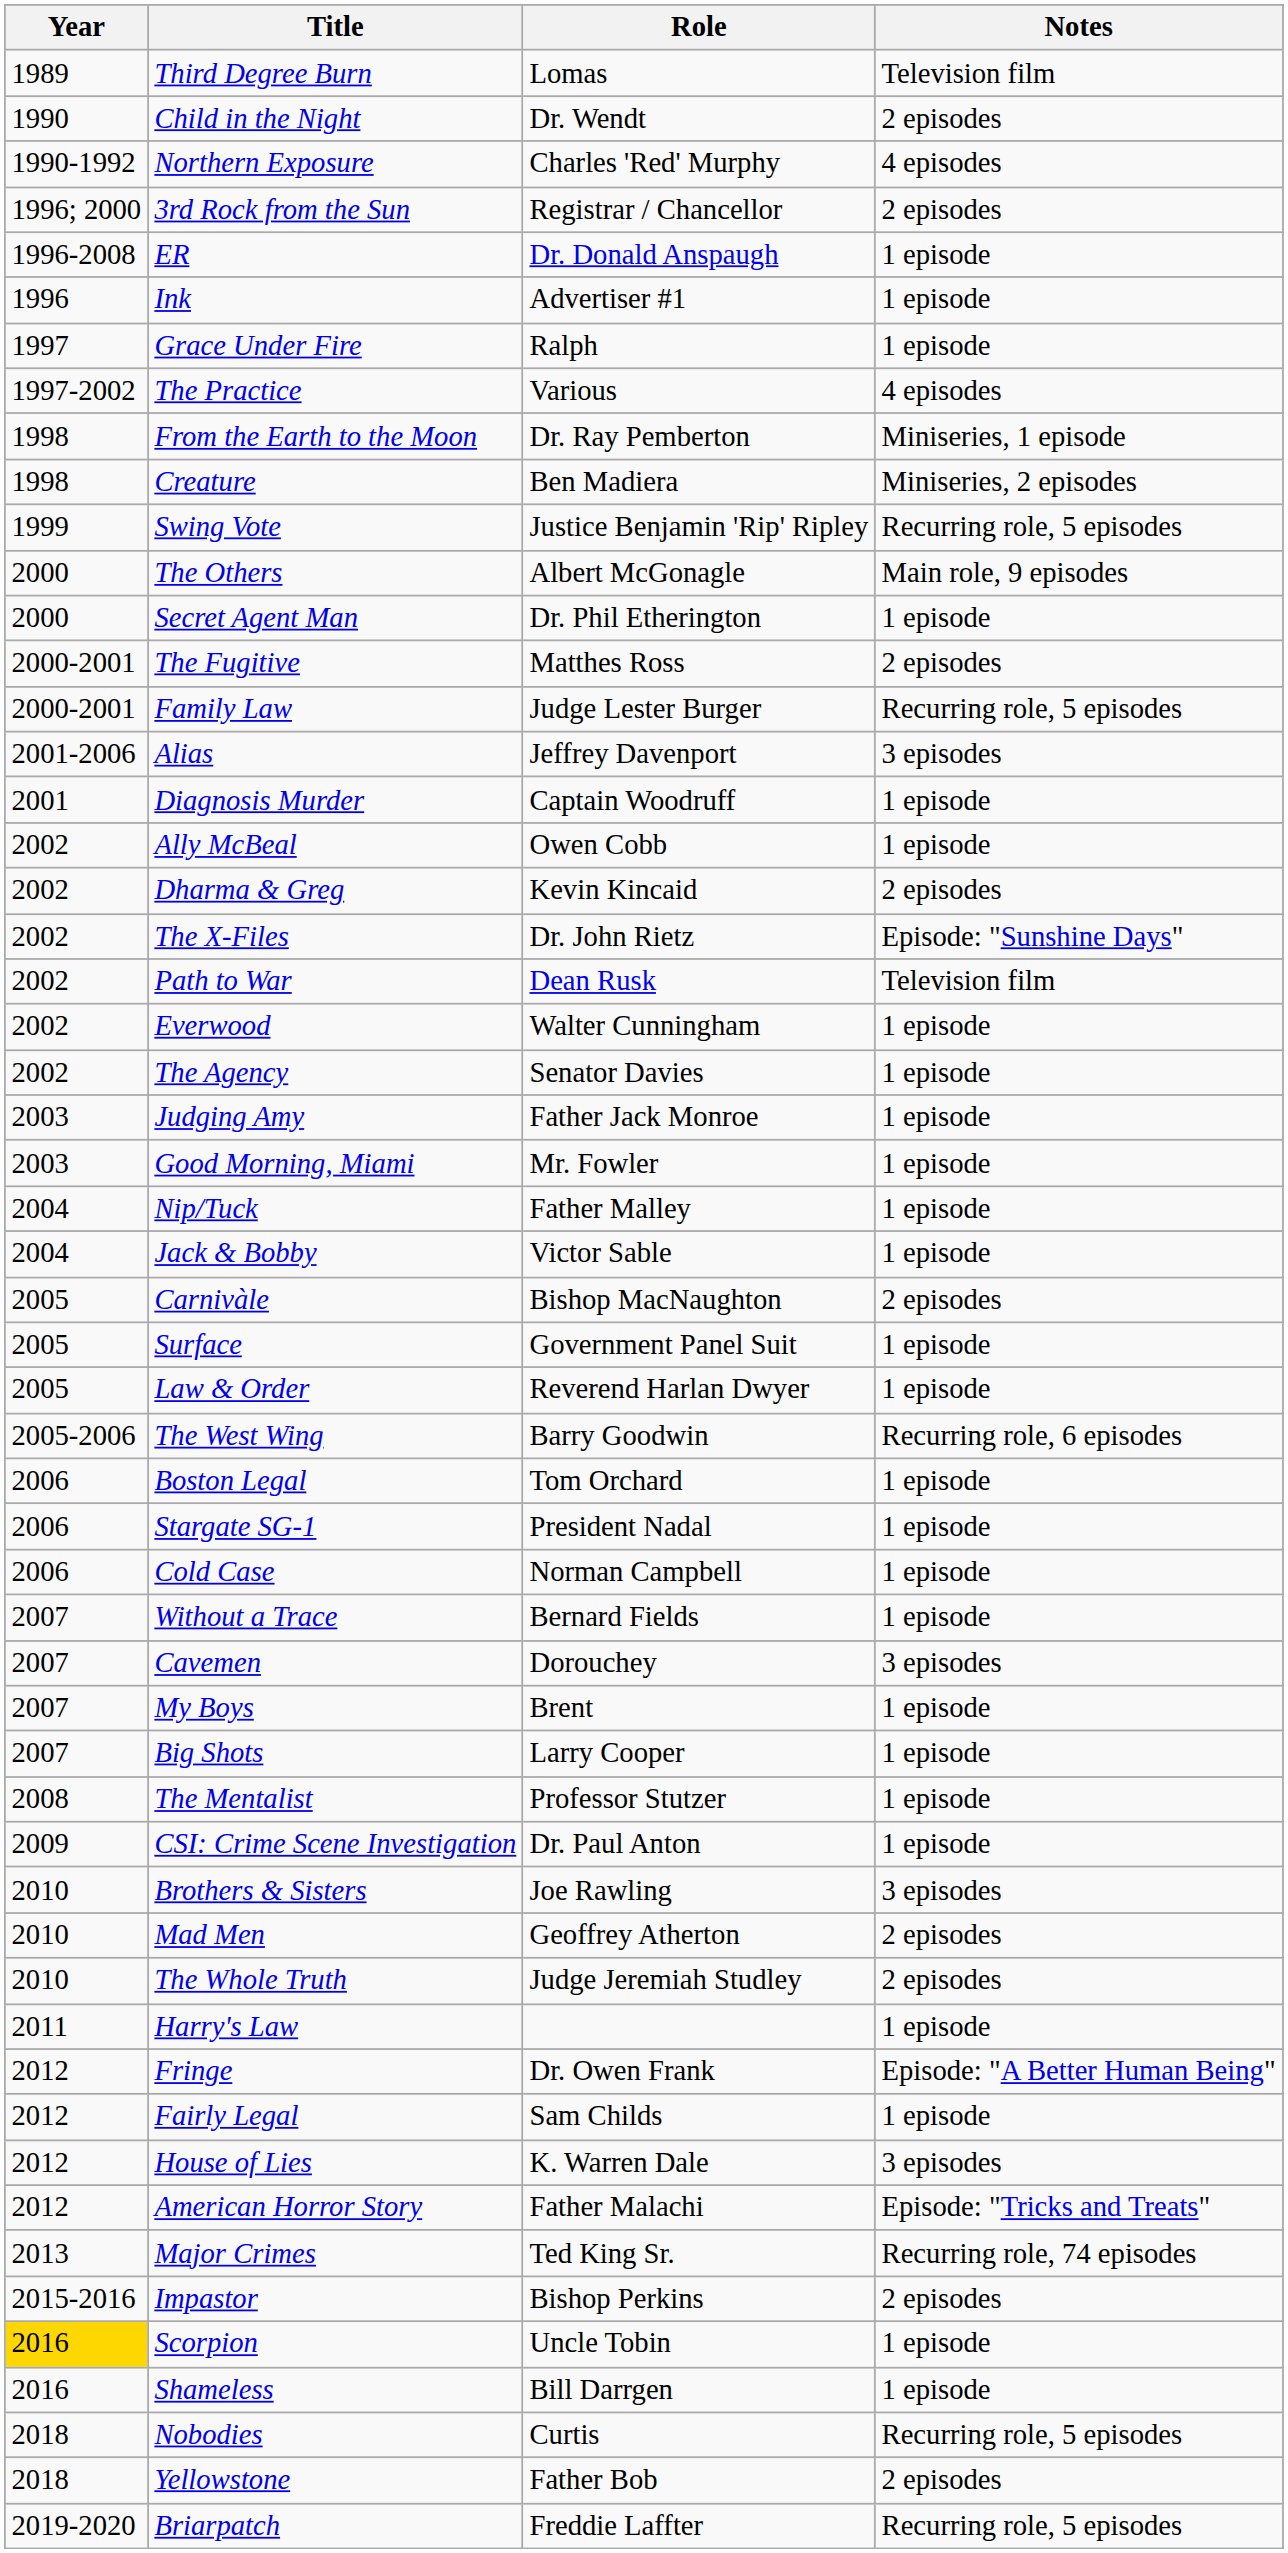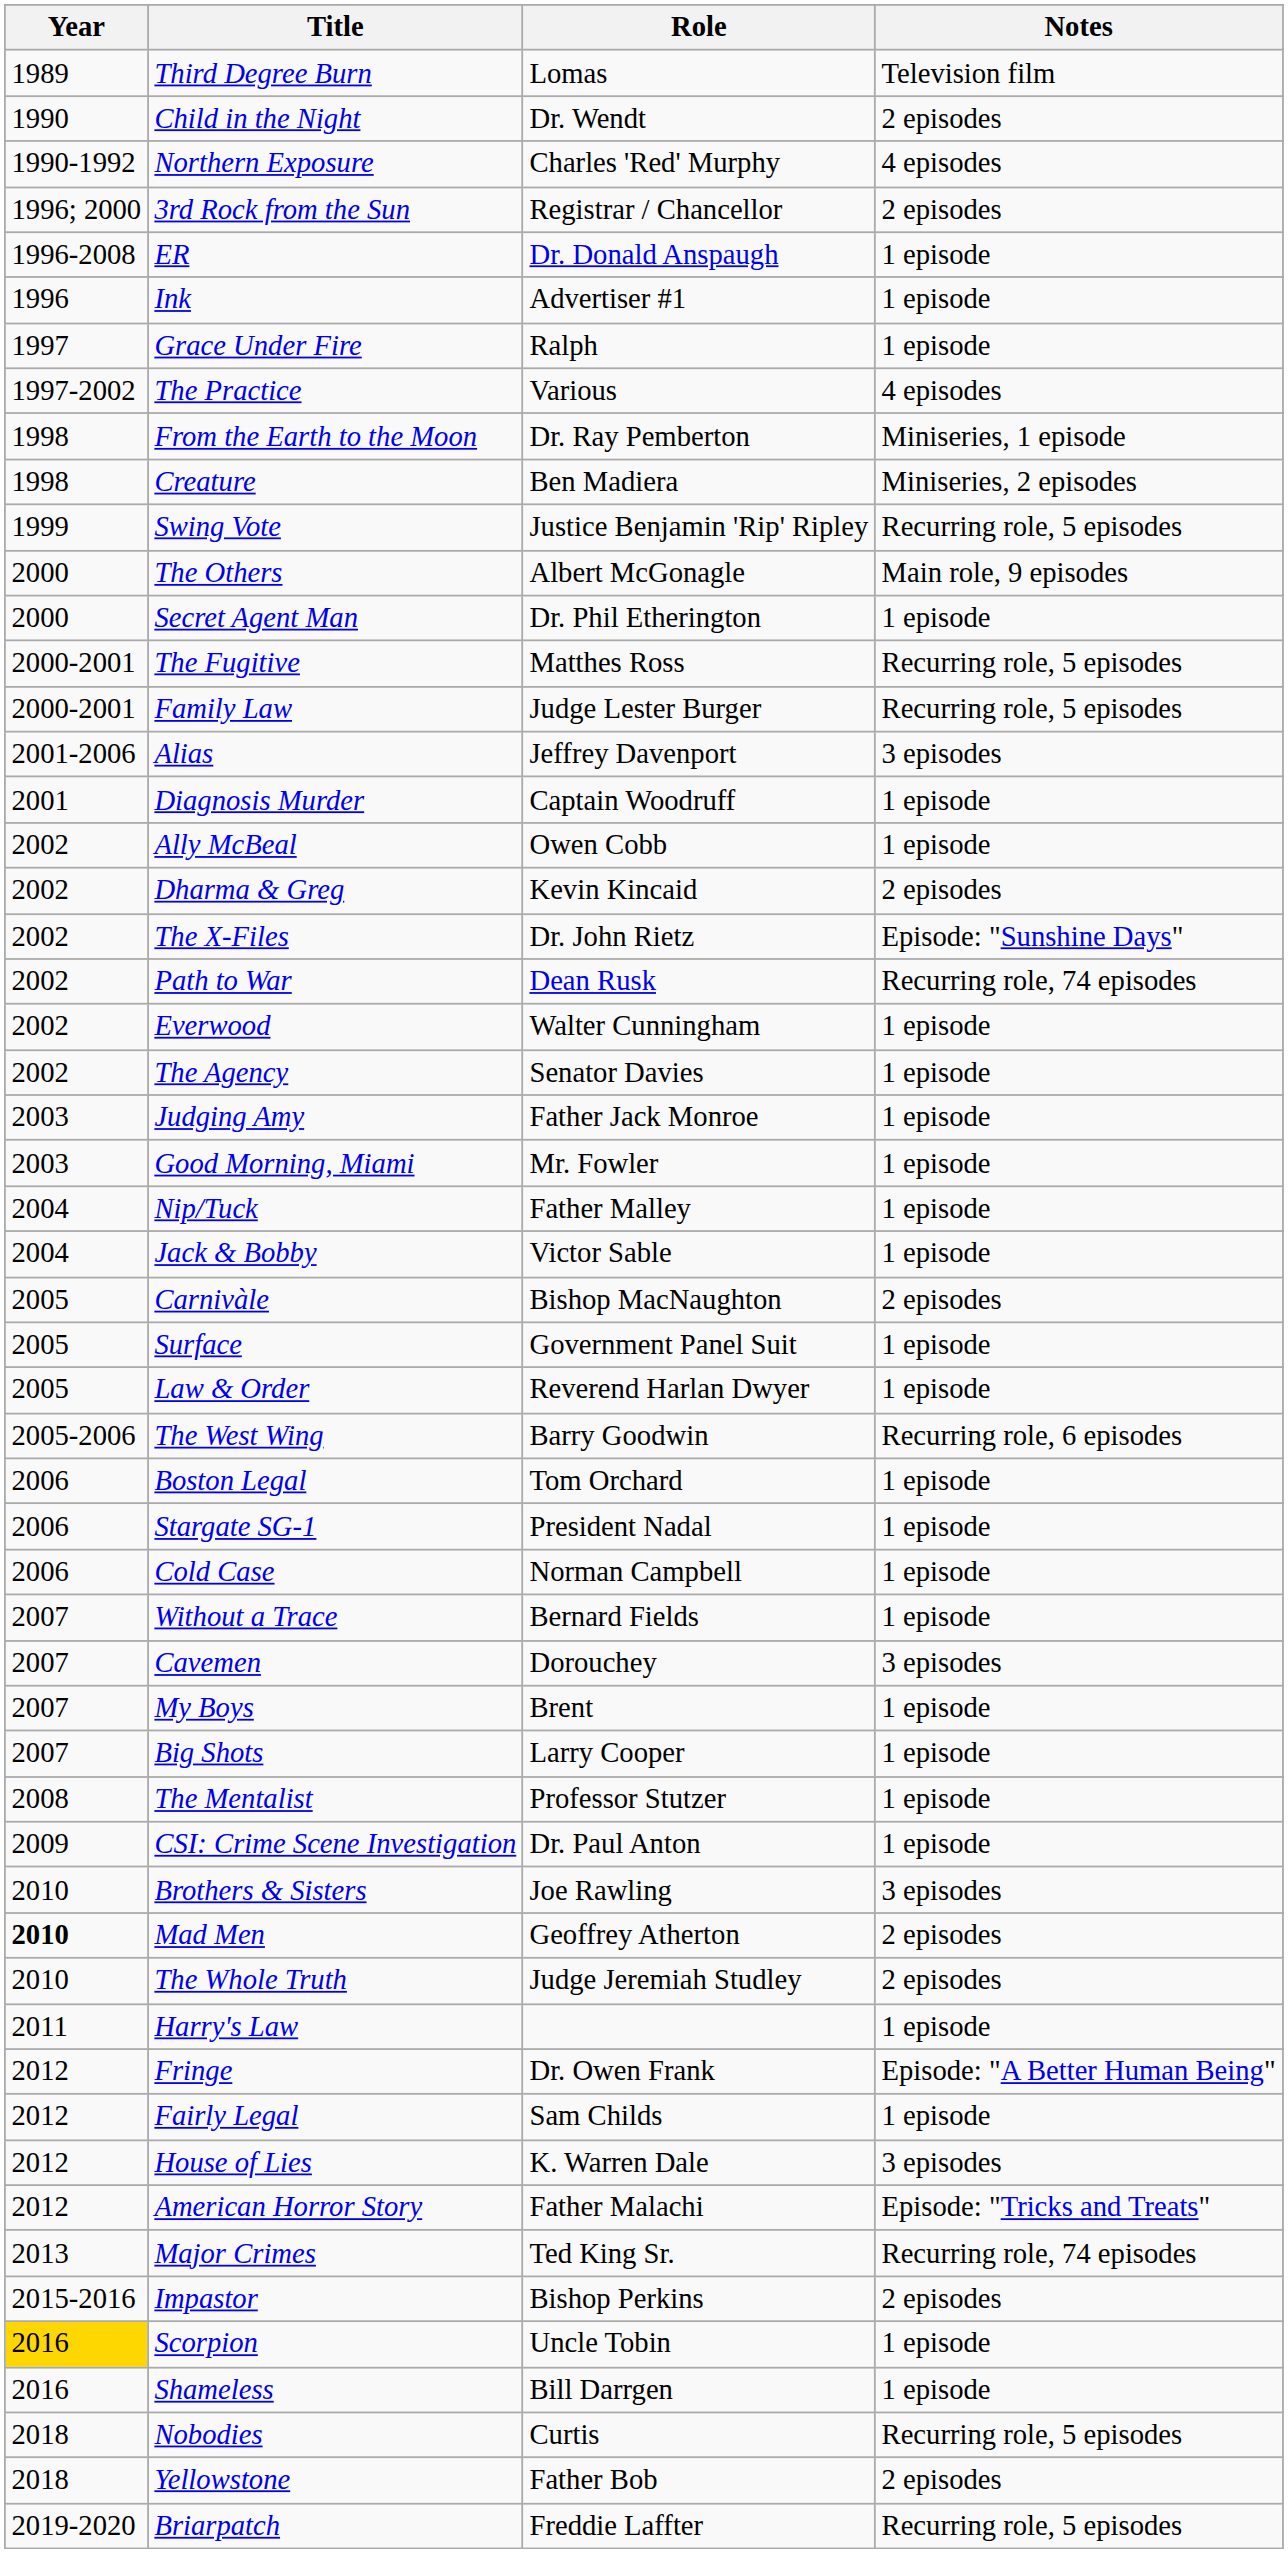(942, 663) 2 episodes -> (1032, 663) Recurring role, 5 episodes
(968, 981) Television film -> (1039, 981) Recurring role, 74 episodes
(40, 1934) normal -> (40, 1934) bold
